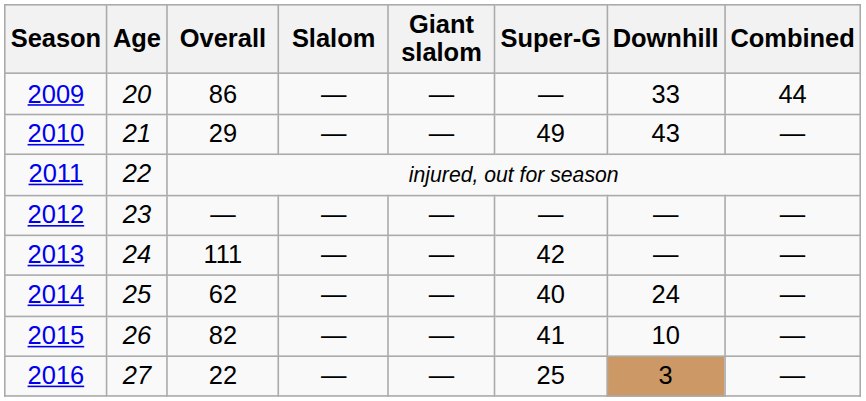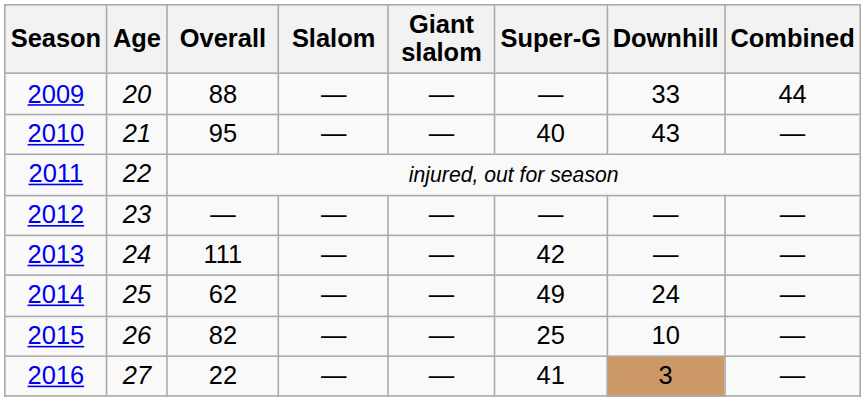(223, 93) 86 -> (223, 93) 88
(223, 133) 29 -> (223, 133) 95
(551, 133) 49 -> (551, 133) 40
(551, 295) 40 -> (551, 295) 49
(551, 335) 41 -> (551, 335) 25
(551, 376) 25 -> (551, 376) 41
